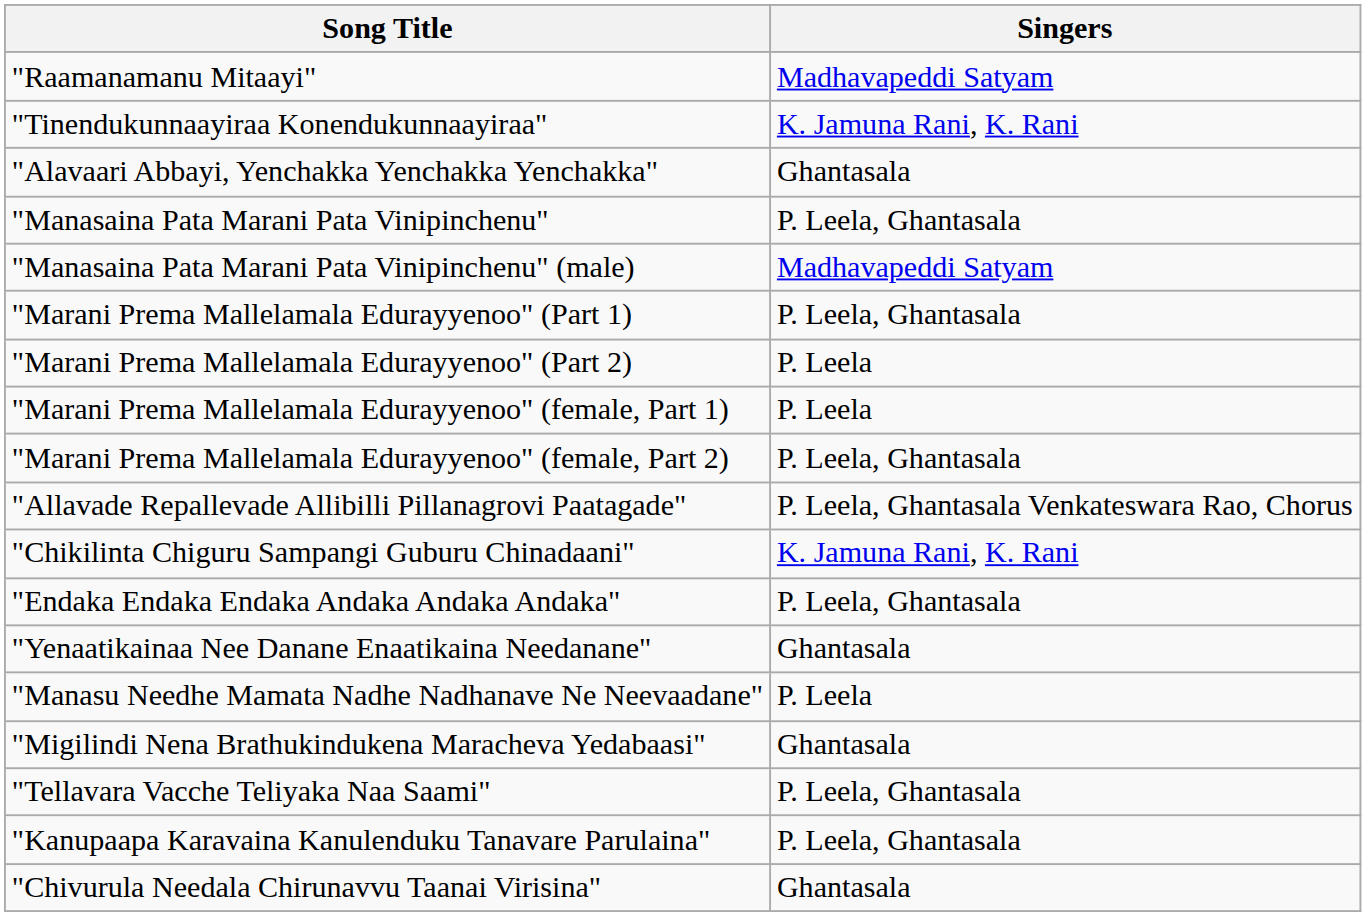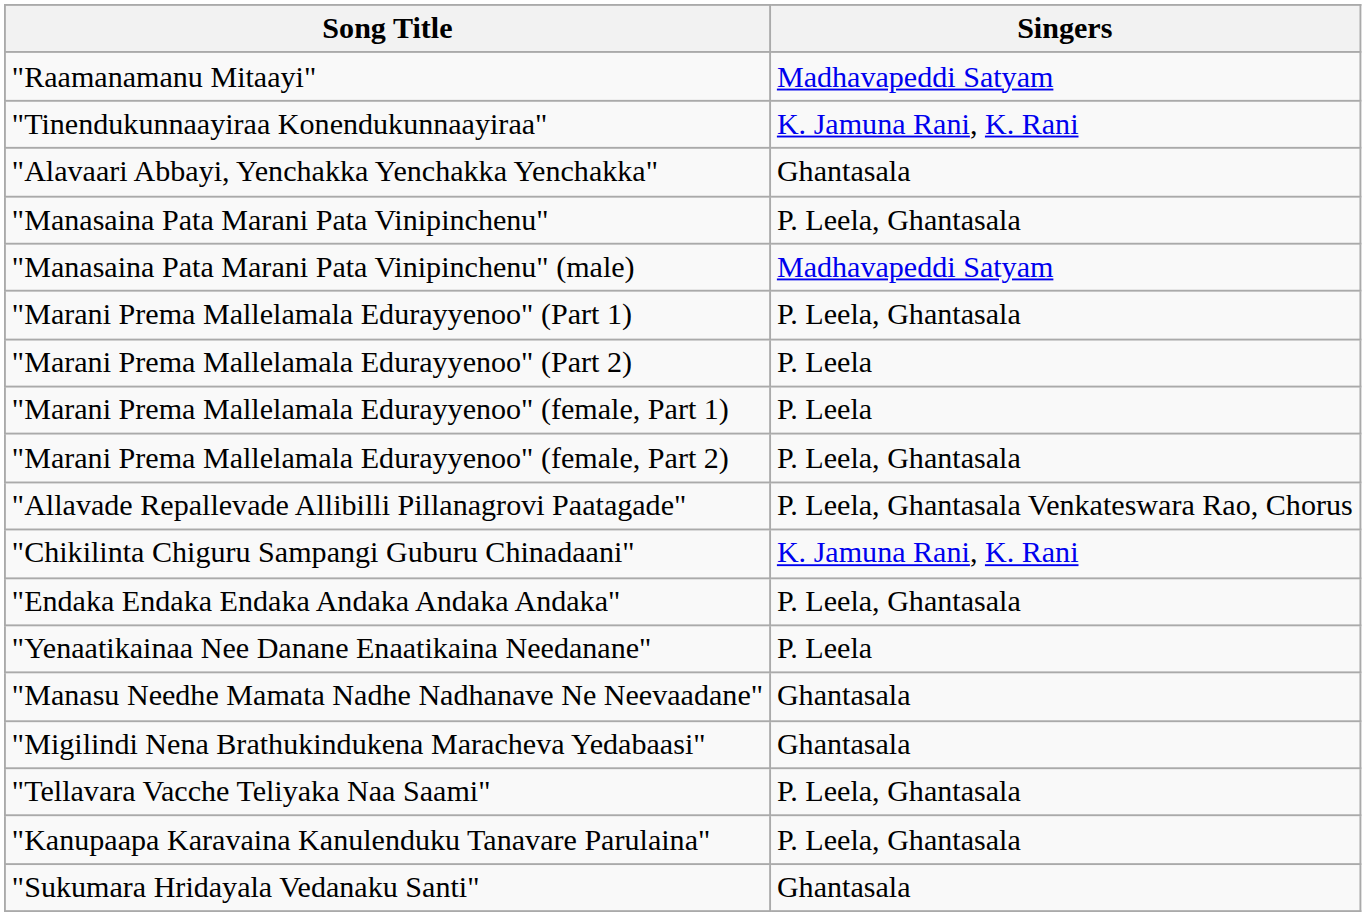(844, 648) Ghantasala -> (825, 648) P. Leela
(825, 696) P. Leela -> (844, 696) Ghantasala
+ row: (246, 887)
- row: (306, 887)
